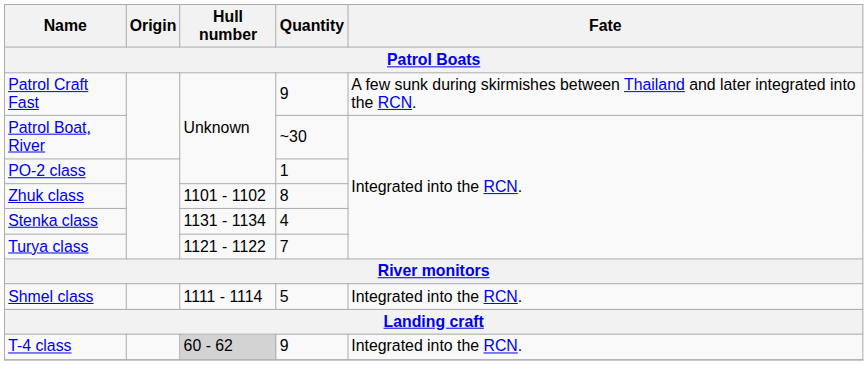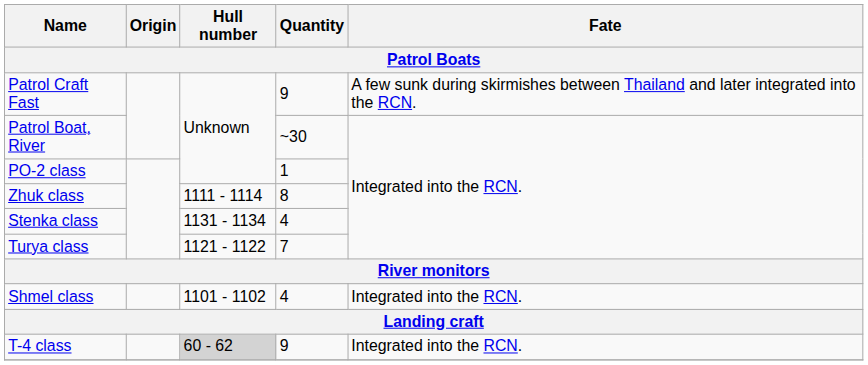(225, 196) 1101 - 1102 -> (223, 196) 1111 - 1114
(223, 296) 1111 - 1114 -> (225, 296) 1101 - 1102
(284, 296) 5 -> (284, 296) 4
